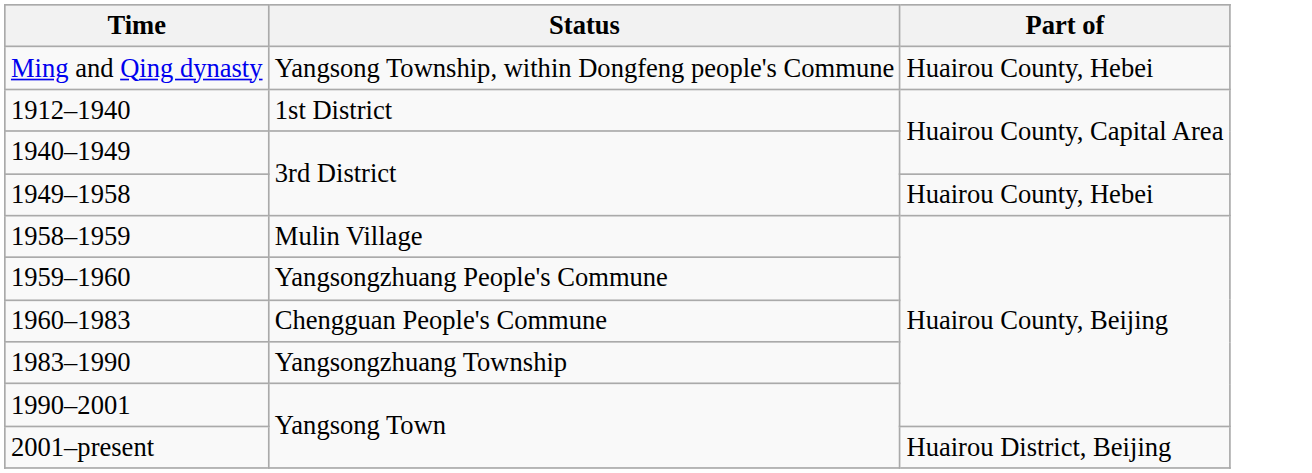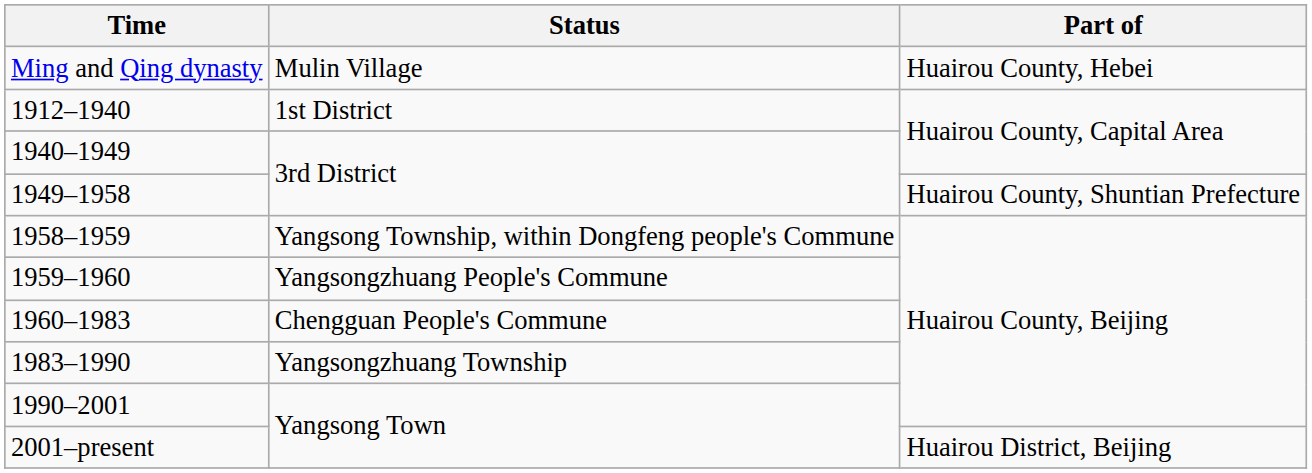(585, 67) Yangsong Township, within Dongfeng people's Commune -> (349, 67) Mulin Village
(1030, 194) Huairou County, Hebei -> (1103, 194) Huairou County, Shuntian Prefecture
(349, 236) Mulin Village -> (585, 236) Yangsong Township, within Dongfeng people's Commune
